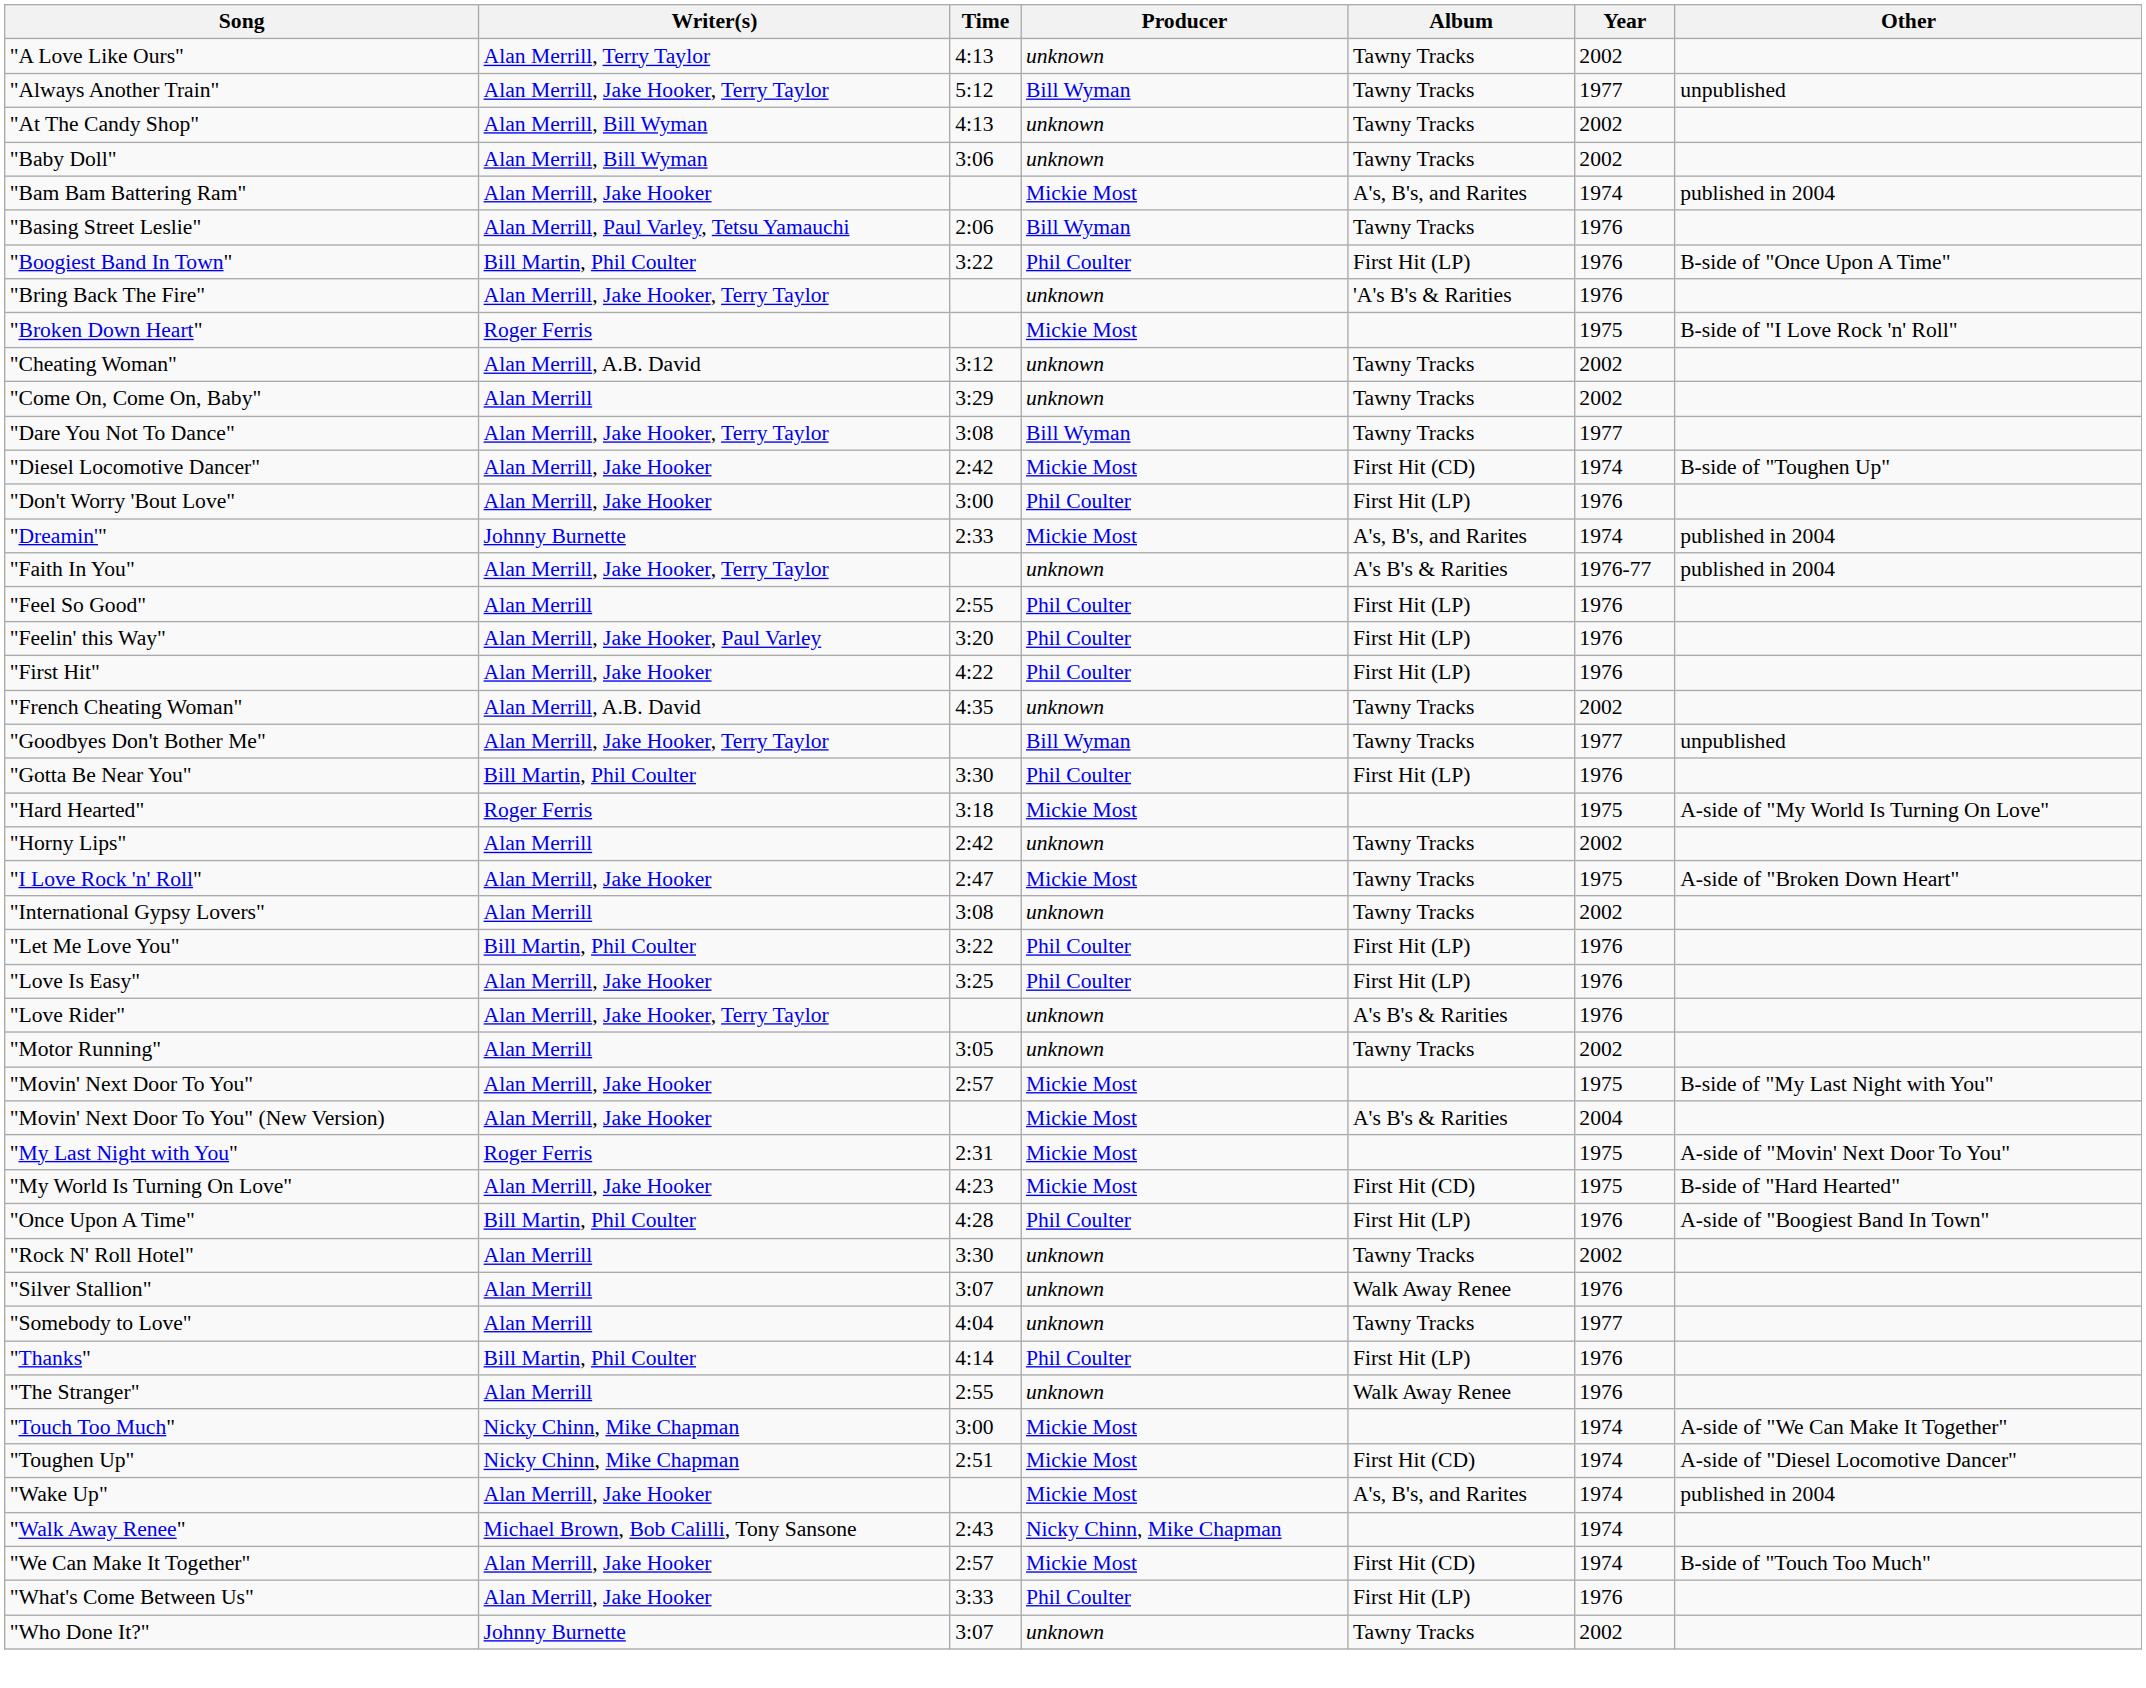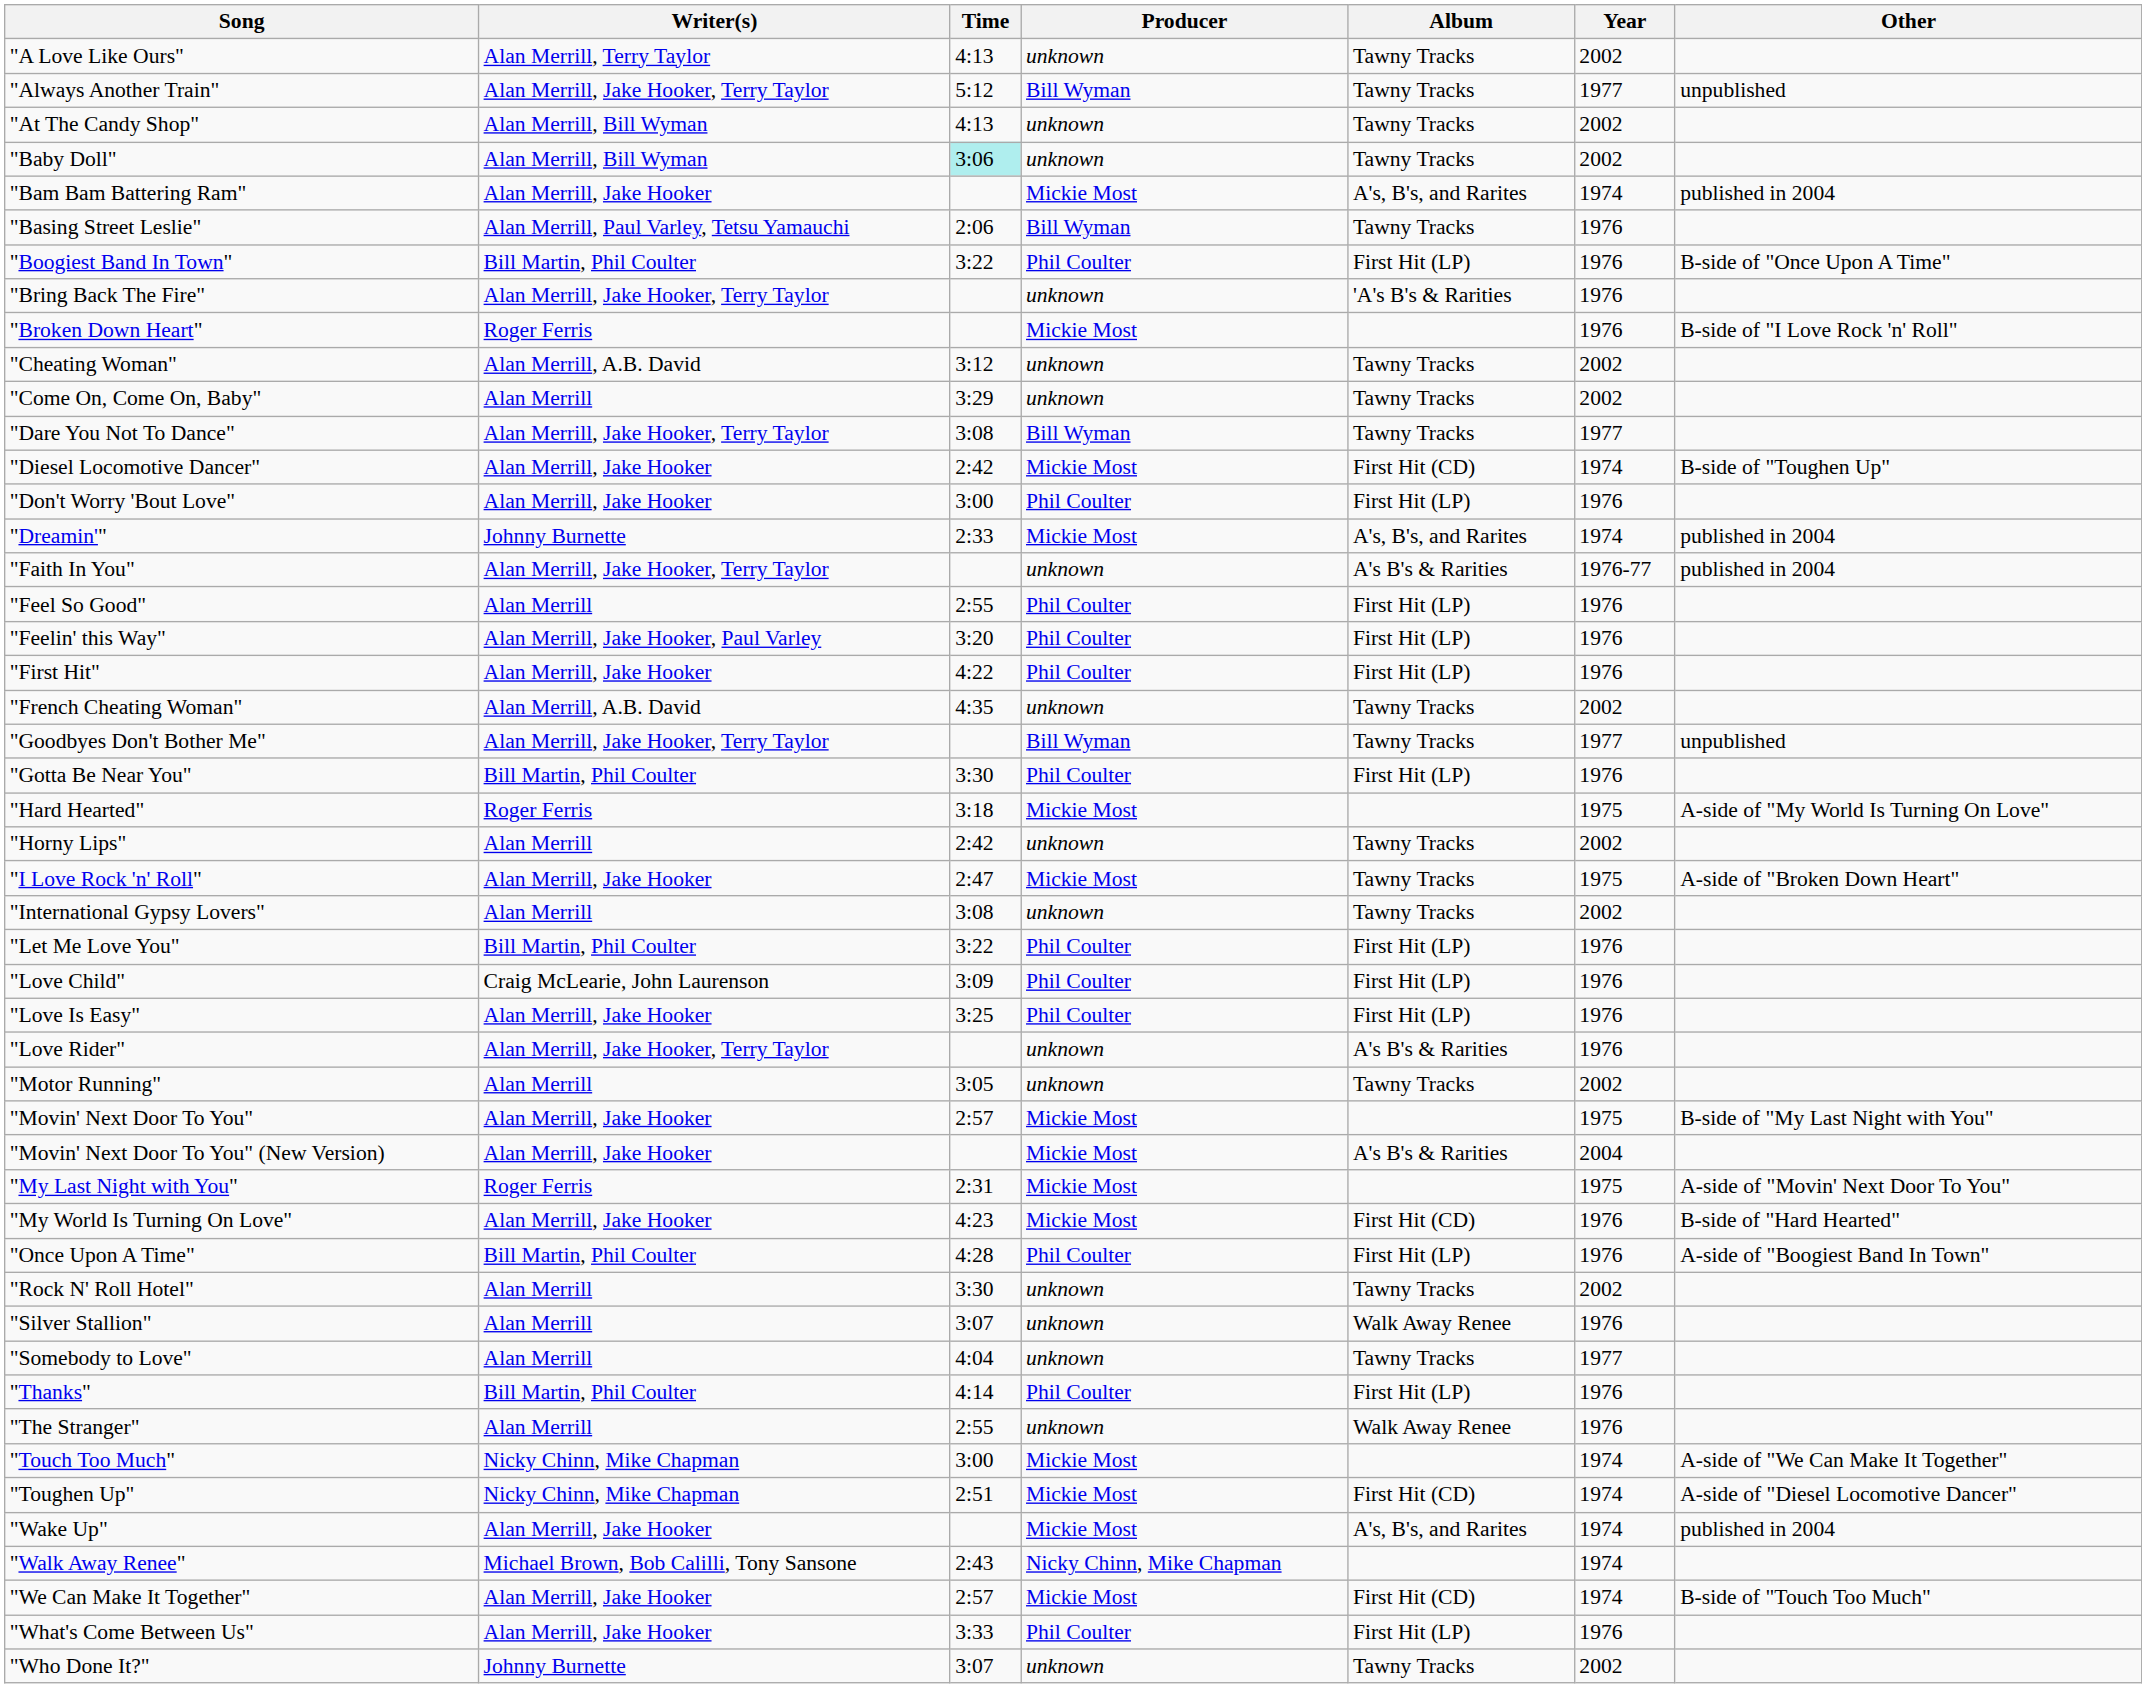(974, 158) no background -> (974, 158) paleturquoise background
(1601, 329) 1975 -> (1601, 329) 1976
+ row: (67, 980)
(1601, 1186) 1975 -> (1601, 1220) 1976
